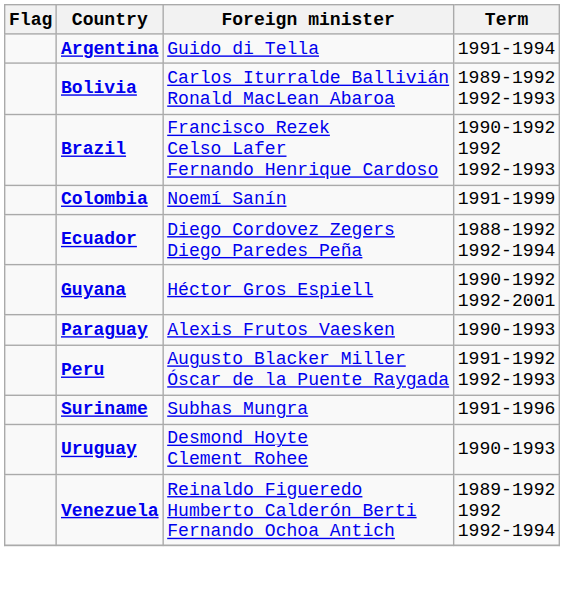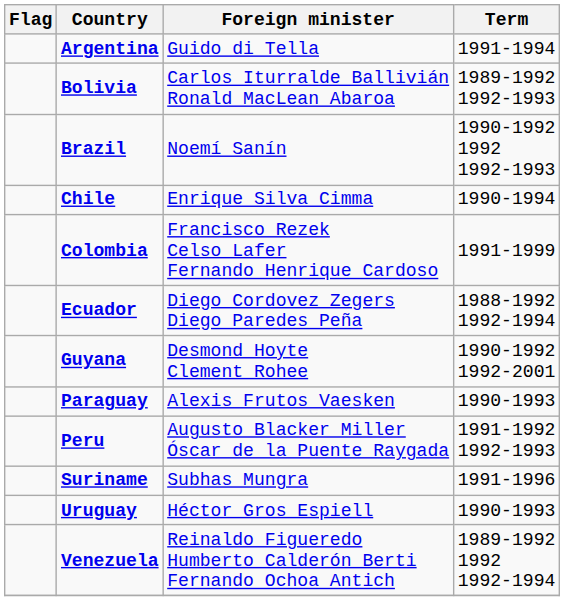(303, 149) Francisco Rezek Celso Lafer Fernando Henrique Cardoso -> (227, 149) Noemí Sanín
+ row: (88, 200)
(227, 200) Noemí Sanín -> (303, 250) Francisco Rezek Celso Lafer Fernando Henrique Cardoso
(270, 290) Héctor Gros Espiell -> (238, 361) Desmond Hoyte Clement Rohee
(238, 449) Desmond Hoyte Clement Rohee -> (270, 510) Héctor Gros Espiell
